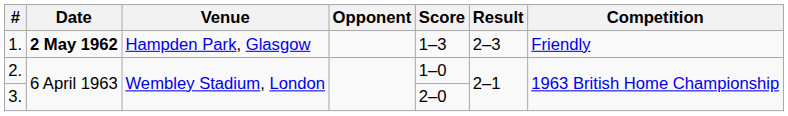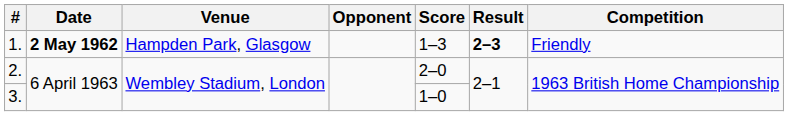(487, 44) normal -> (487, 44) bold
(433, 70) 1–0 -> (433, 70) 2–0
(433, 96) 2–0 -> (433, 96) 1–0
